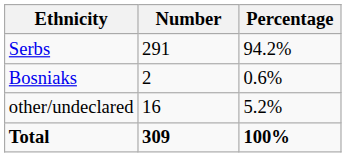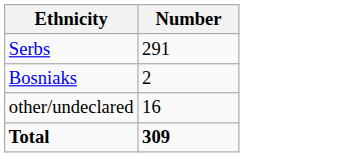- column: (290, 19)
